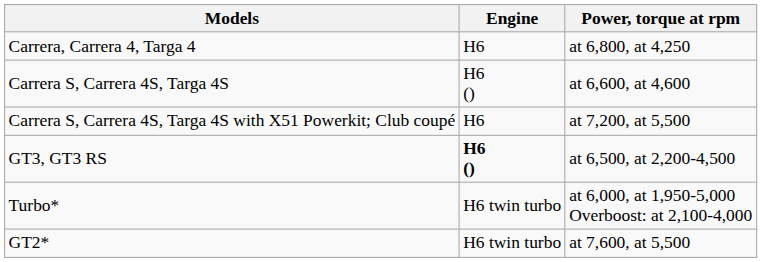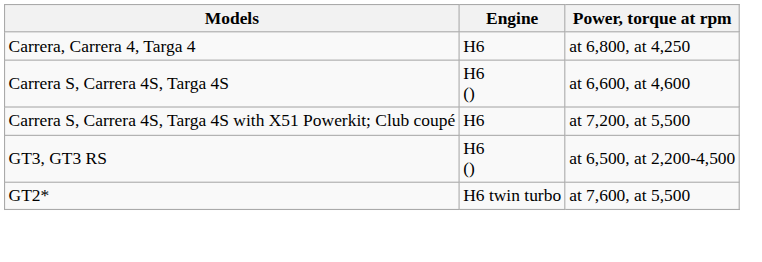(474, 158) bold -> (474, 158) normal
- row: (34, 205)
